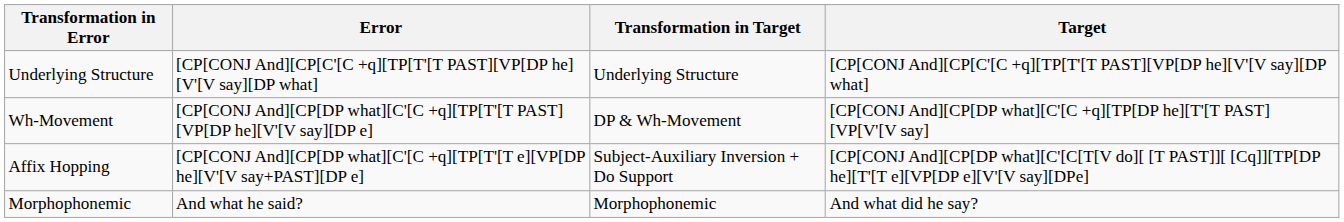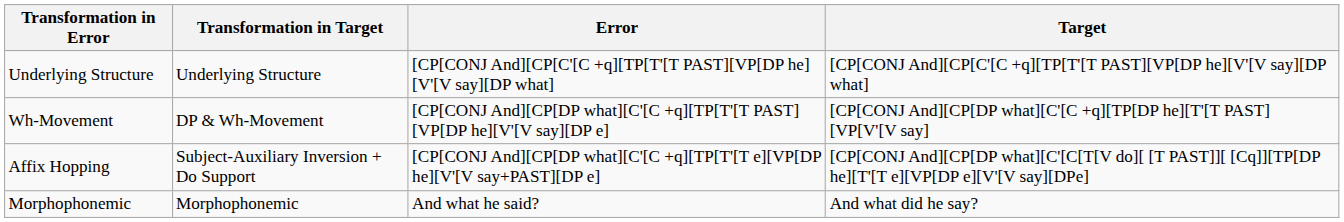columns swapped: (381, 27) <-> (708, 27)
